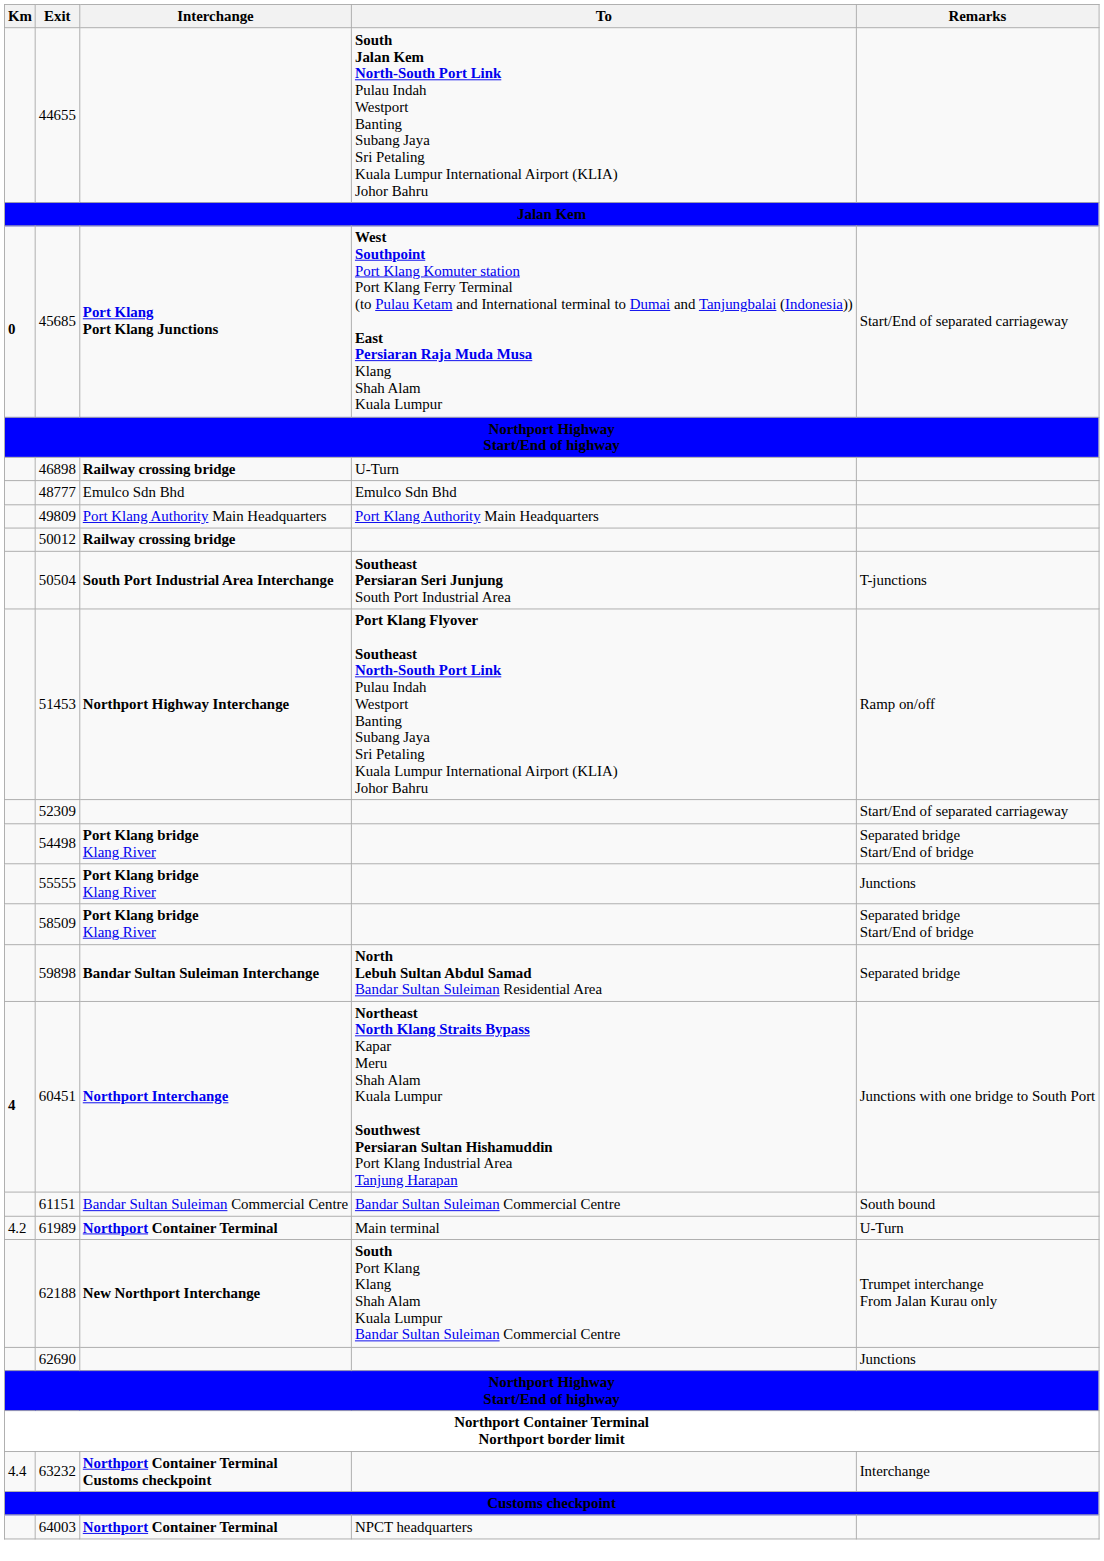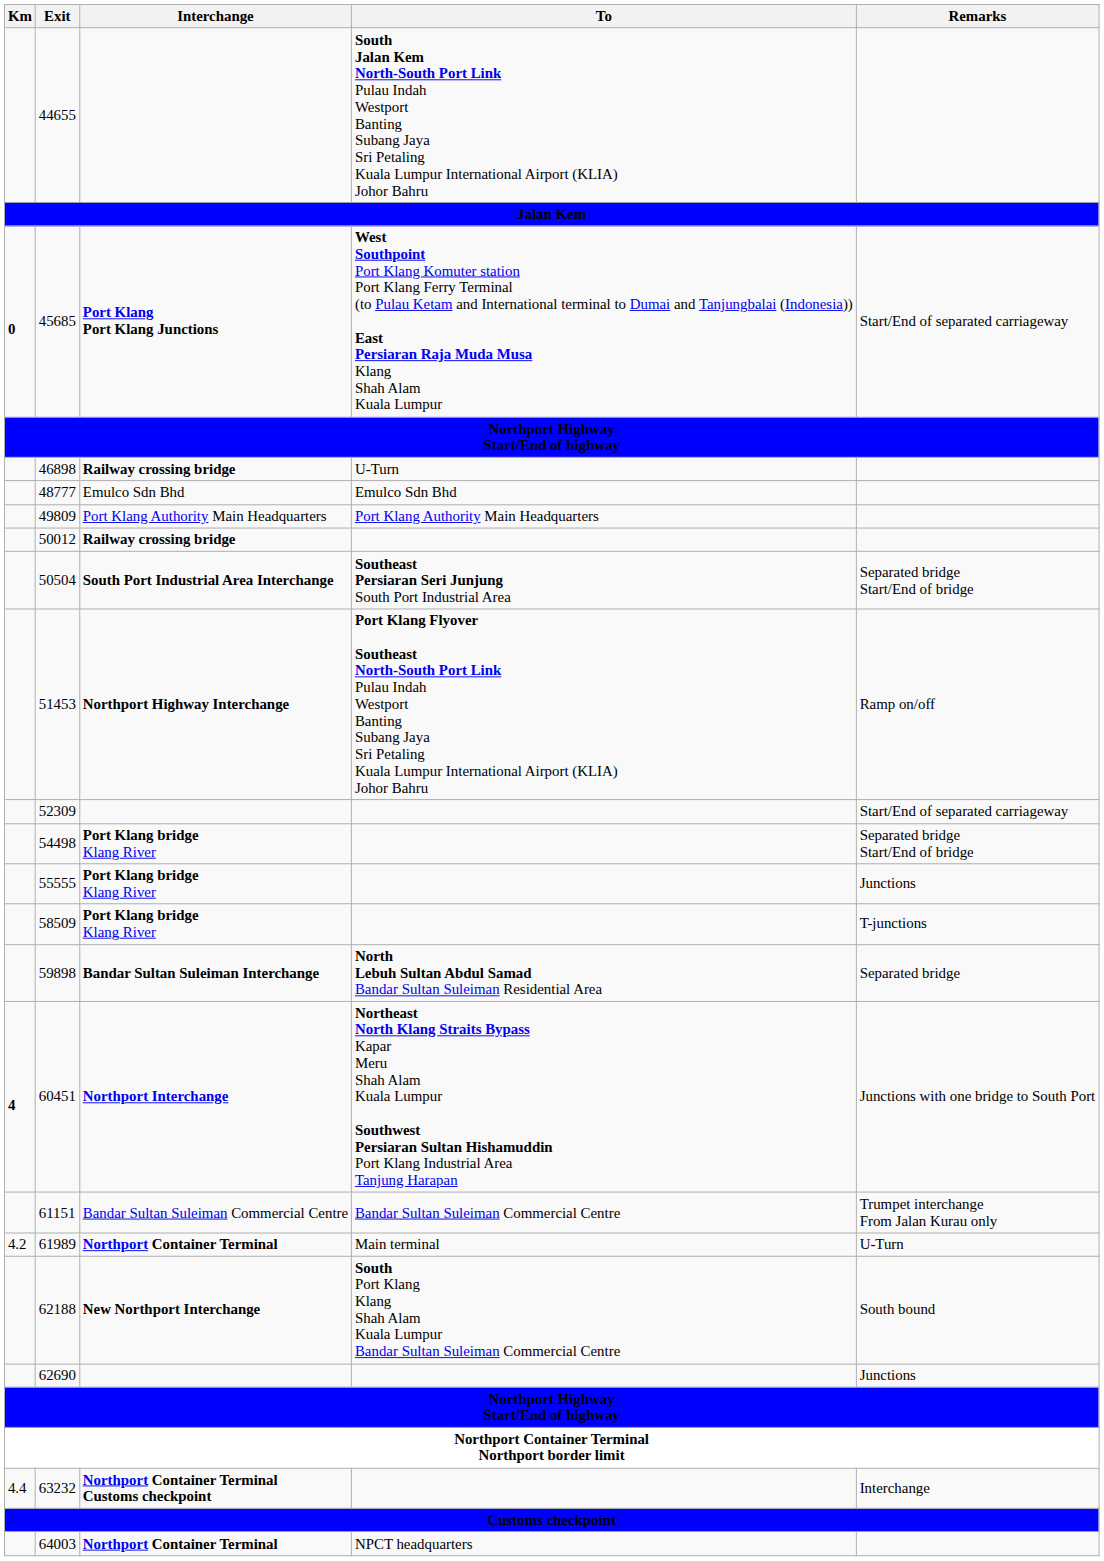(893, 580) T-junctions -> (917, 580) Separated bridge Start/End of bridge
(917, 924) Separated bridge Start/End of bridge -> (893, 924) T-junctions
(897, 1204) South bound -> (928, 1212) Trumpet interchange From Jalan Kurau only
(928, 1293) Trumpet interchange From Jalan Kurau only -> (897, 1310) South bound
